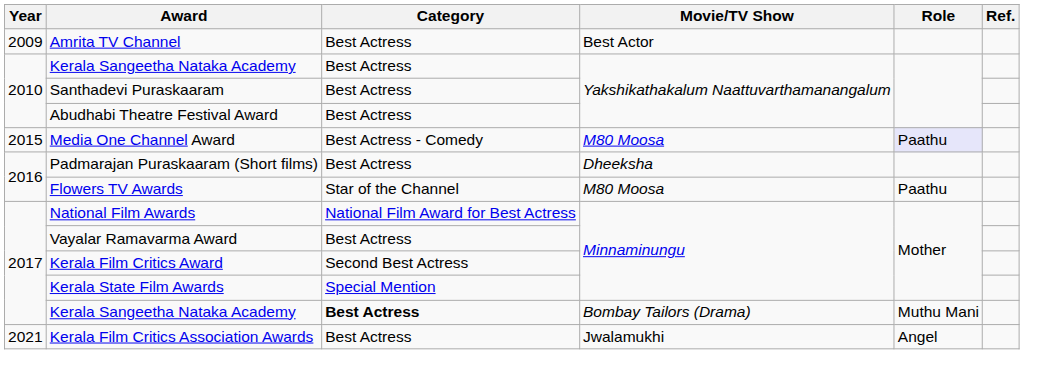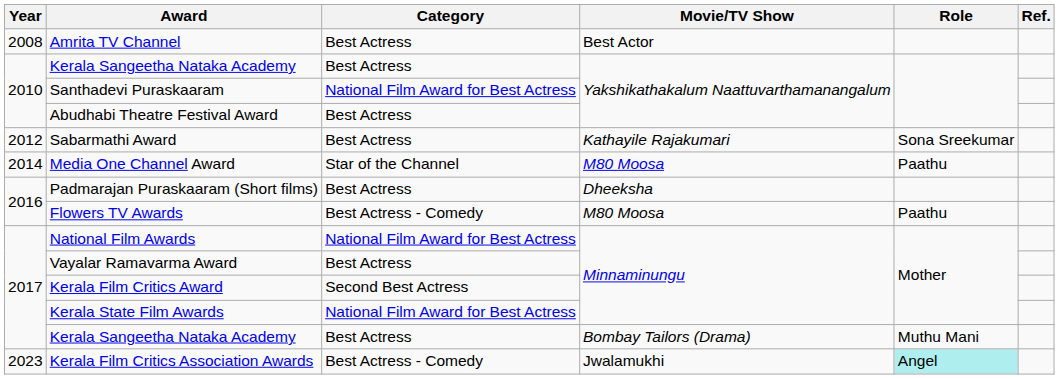(25, 41) 2009 -> (25, 41) 2008
(368, 90) Best Actress -> (451, 90) National Film Award for Best Actress
+ row: (113, 139)
(25, 139) 2015 -> (25, 164) 2014
(404, 139) Best Actress - Comedy -> (392, 164) Star of the Channel
(922, 139) lavender background -> (922, 164) no background
(392, 189) Star of the Channel -> (404, 213) Best Actress - Comedy
(380, 287) Special Mention -> (451, 312) National Film Award for Best Actress
(372, 312) bold -> (368, 336) normal
(25, 336) 2021 -> (25, 361) 2023
(368, 336) Best Actress -> (404, 361) Best Actress - Comedy
(918, 336) no background -> (918, 361) paleturquoise background
